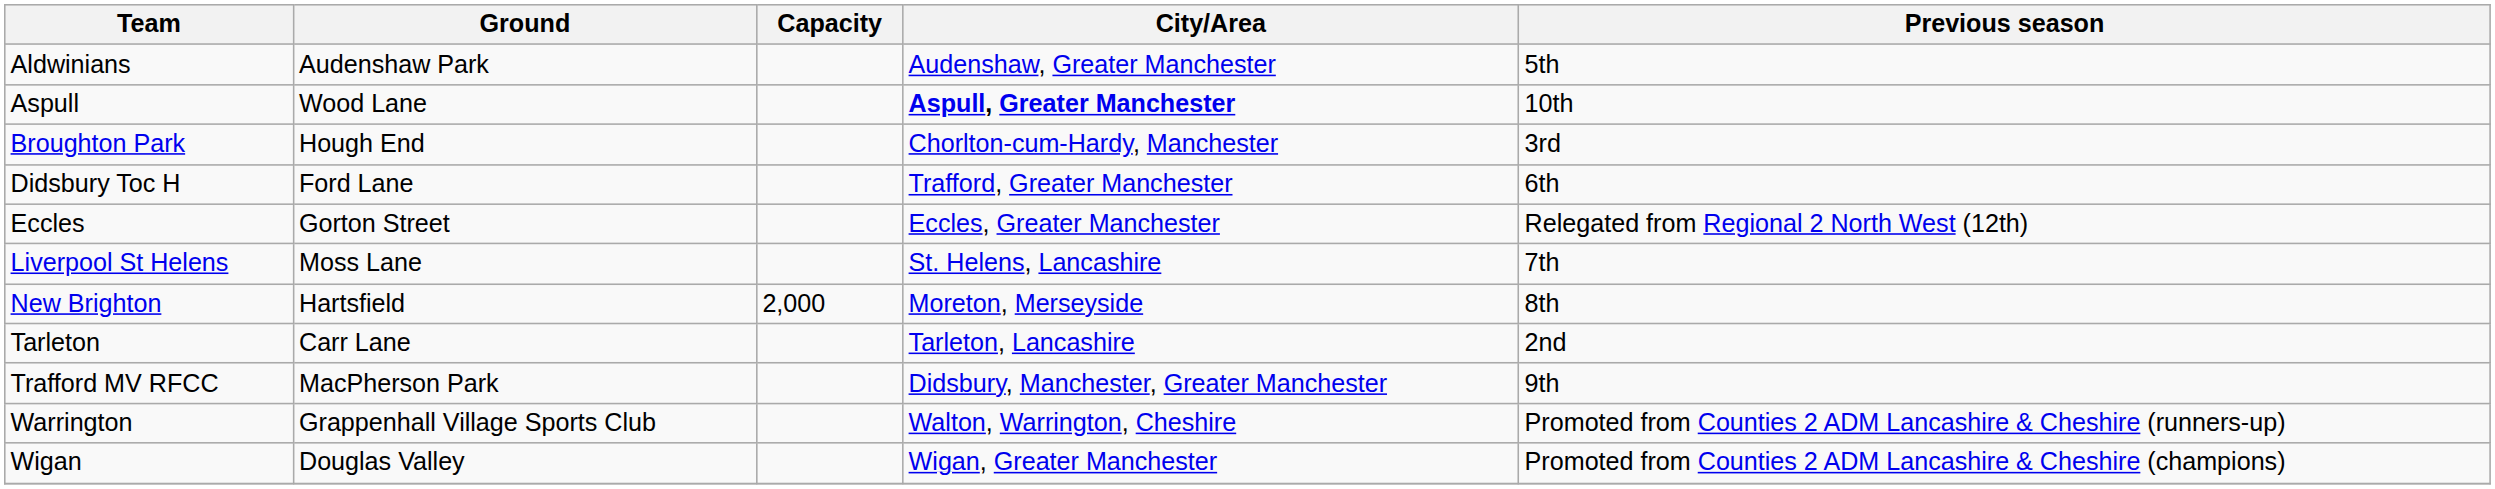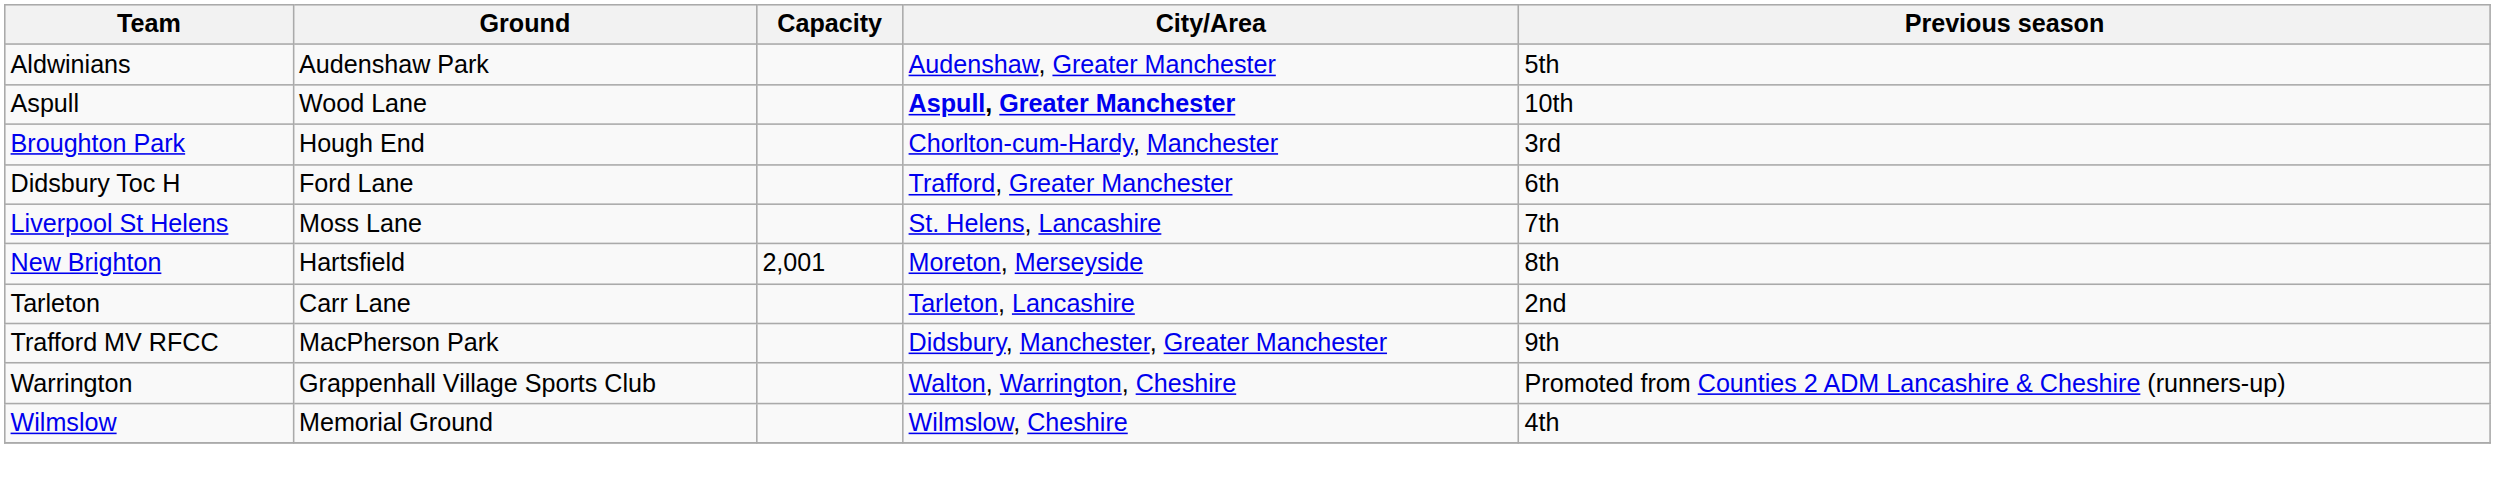- row: (48, 223)
(794, 303) 2,000 -> (794, 263) 2,001
- row: (46, 462)
+ row: (64, 422)
